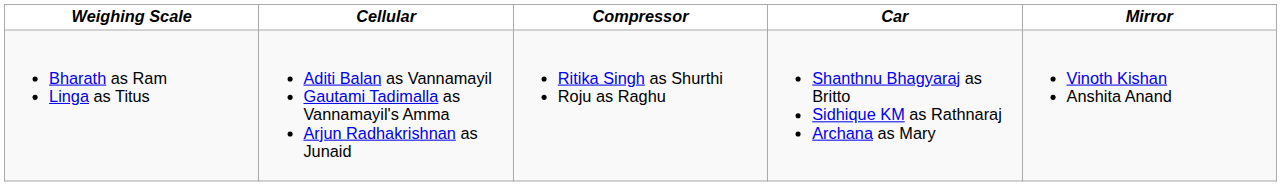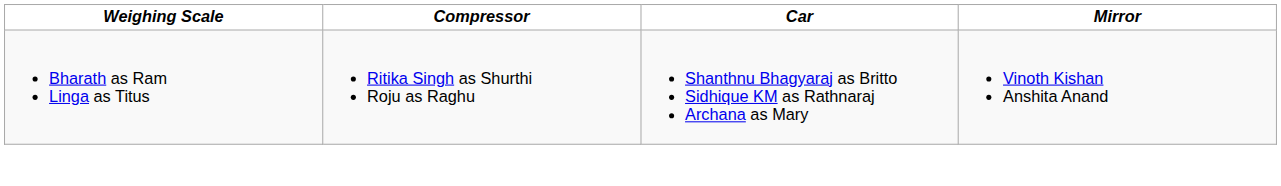- column: (386, 17)
